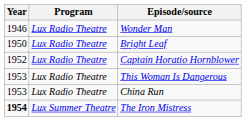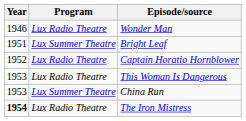(17, 44) 1950 -> (17, 44) 1951
(69, 44) Lux Radio Theatre -> (74, 44) Lux Summer Theatre
(69, 92) Lux Radio Theatre -> (74, 92) Lux Summer Theatre
(74, 108) Lux Summer Theatre -> (69, 108) Lux Radio Theatre
